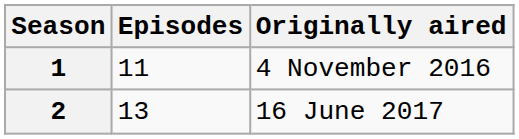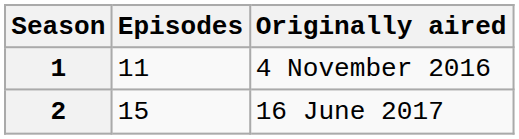(133, 111) 13 -> (133, 111) 15
